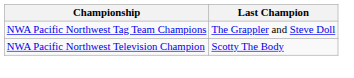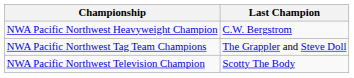+ row: (112, 30)
